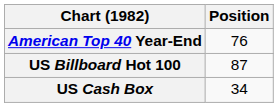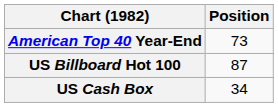(239, 41) 76 -> (239, 41) 73
